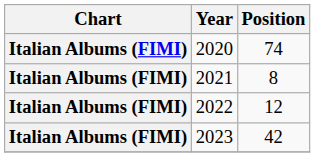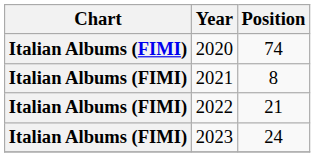(273, 107) 12 -> (273, 107) 21
(273, 136) 42 -> (273, 136) 24
